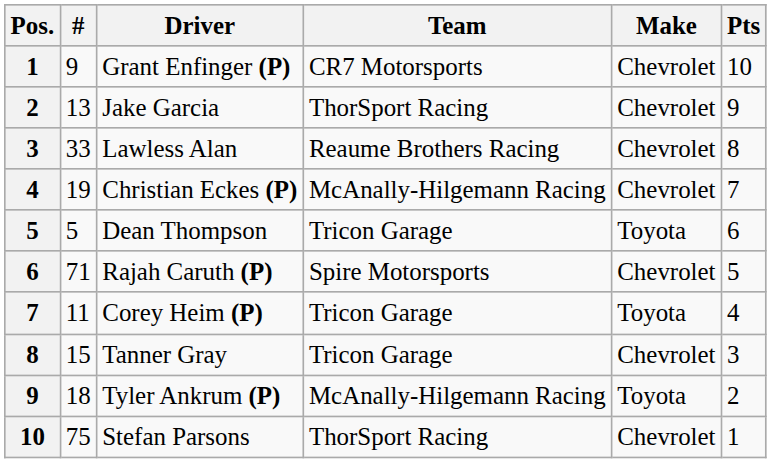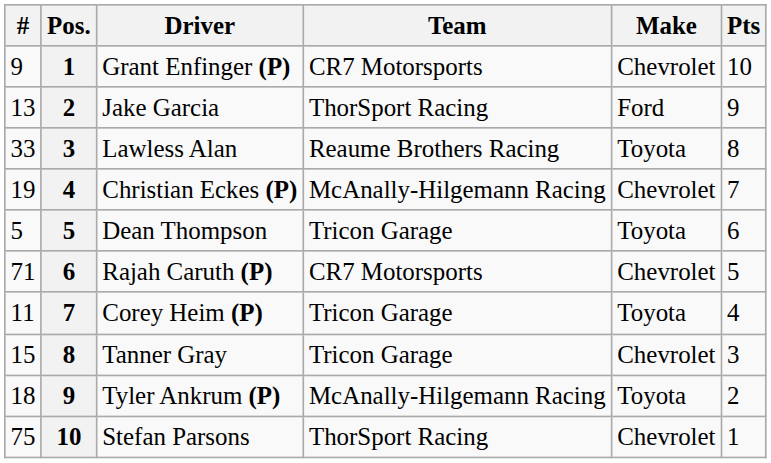columns swapped: (32, 25) <-> (78, 25)
(666, 107) Chevrolet -> (641, 107) Ford
(666, 148) Chevrolet -> (652, 148) Toyota
(399, 271) Spire Motorsports -> (396, 271) CR7 Motorsports
